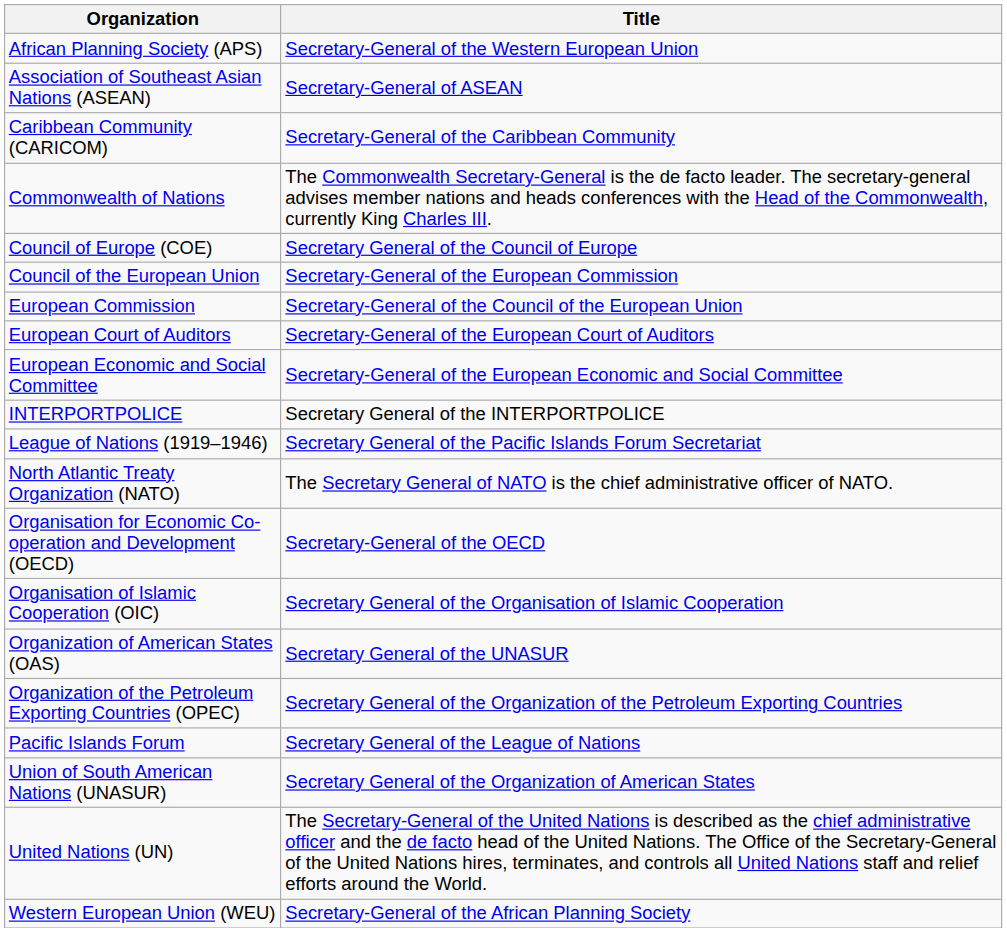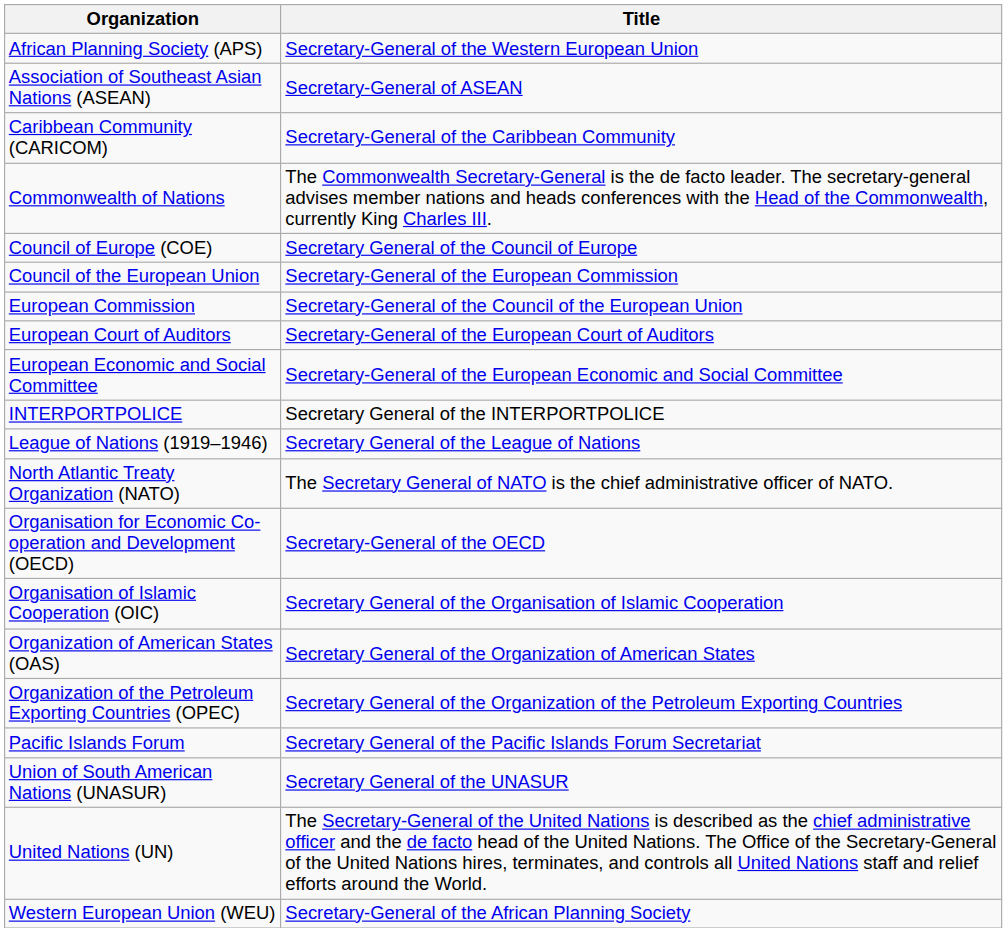(523, 443) Secretary General of the Pacific Islands Forum Secretariat -> (463, 443) Secretary General of the League of Nations
(427, 653) Secretary General of the UNASUR -> (520, 653) Secretary General of the Organization of American States
(463, 742) Secretary General of the League of Nations -> (523, 742) Secretary General of the Pacific Islands Forum Secretariat
(520, 782) Secretary General of the Organization of American States -> (427, 782) Secretary General of the UNASUR
